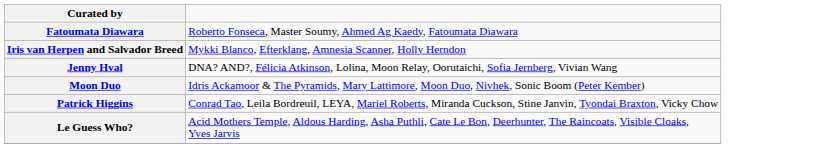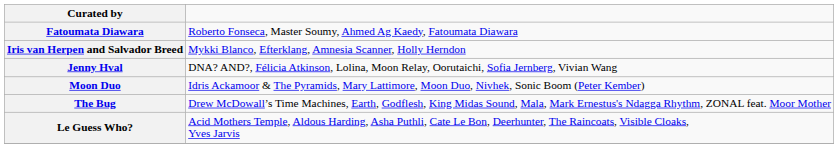- row: (95, 103)
+ row: (95, 103)
